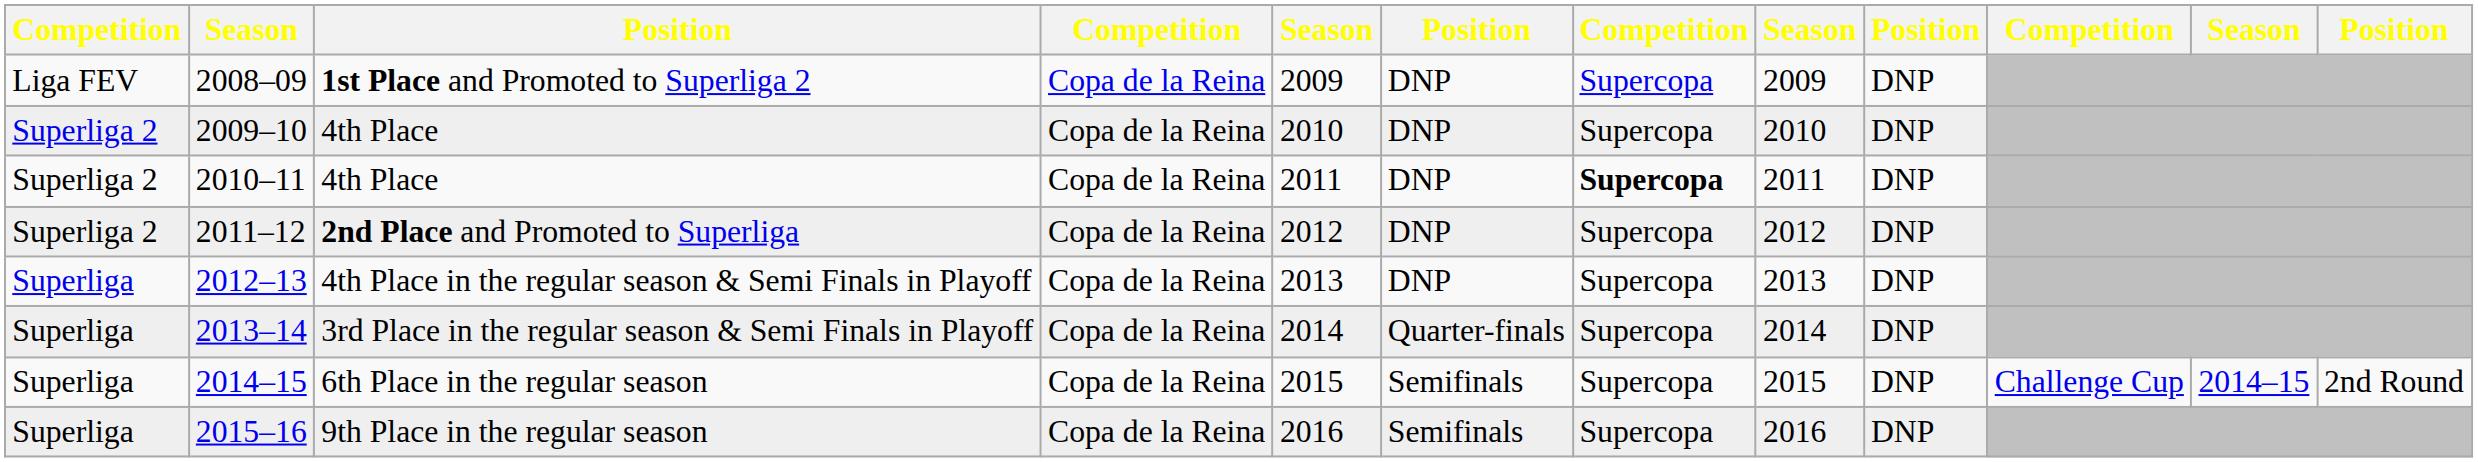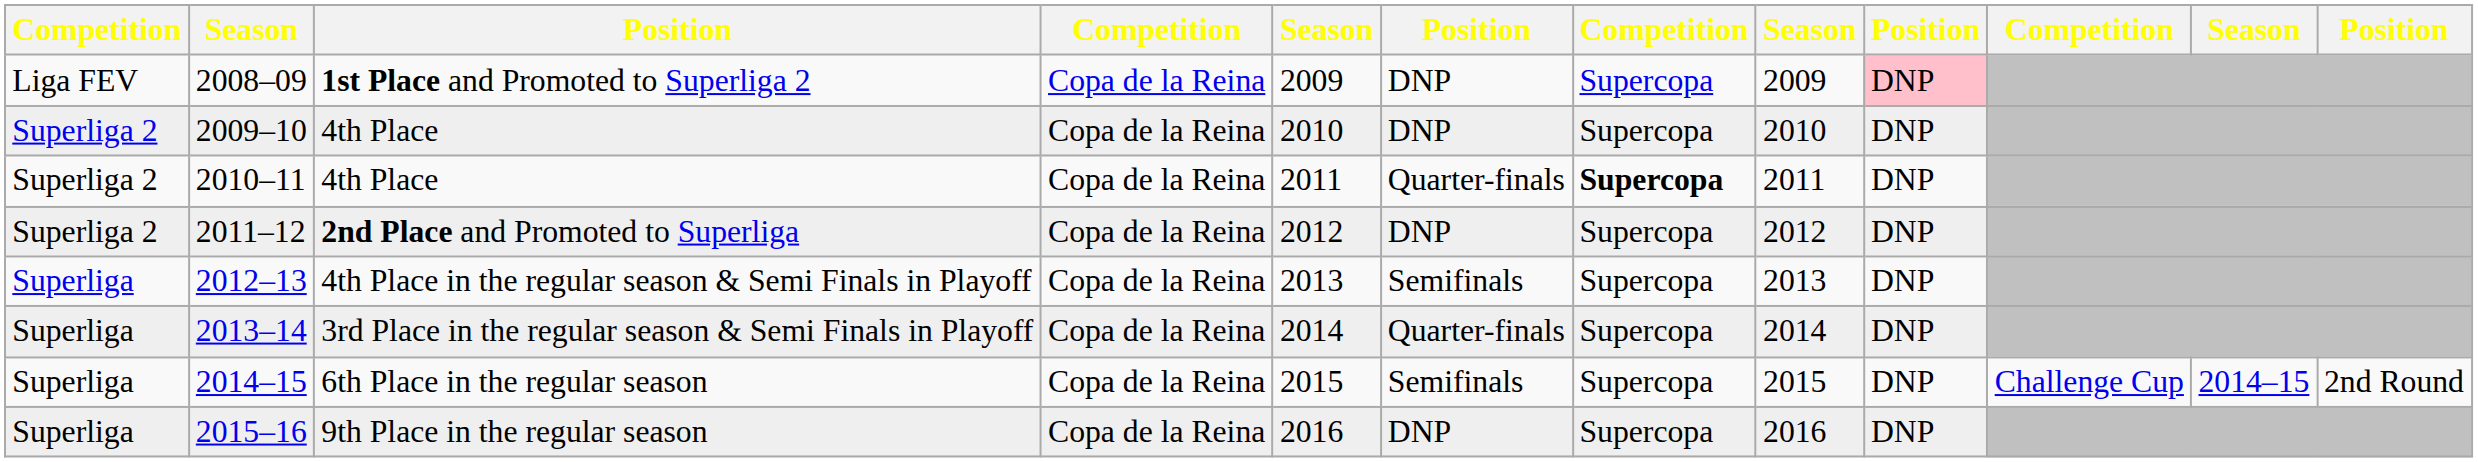(1903, 79) no background -> (1903, 79) pink background
(1420, 180) DNP -> (1476, 180) Quarter-finals
(1420, 280) DNP -> (1456, 280) Semifinals
(1456, 431) Semifinals -> (1420, 431) DNP
